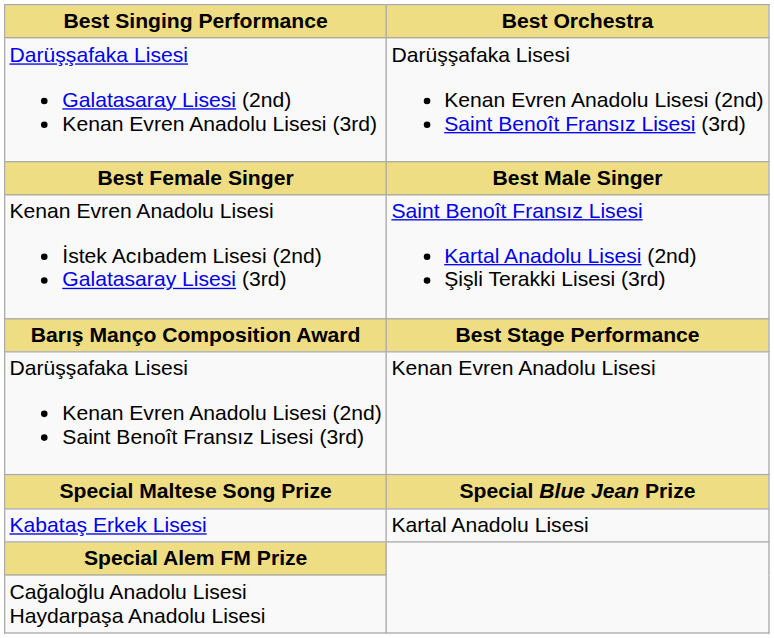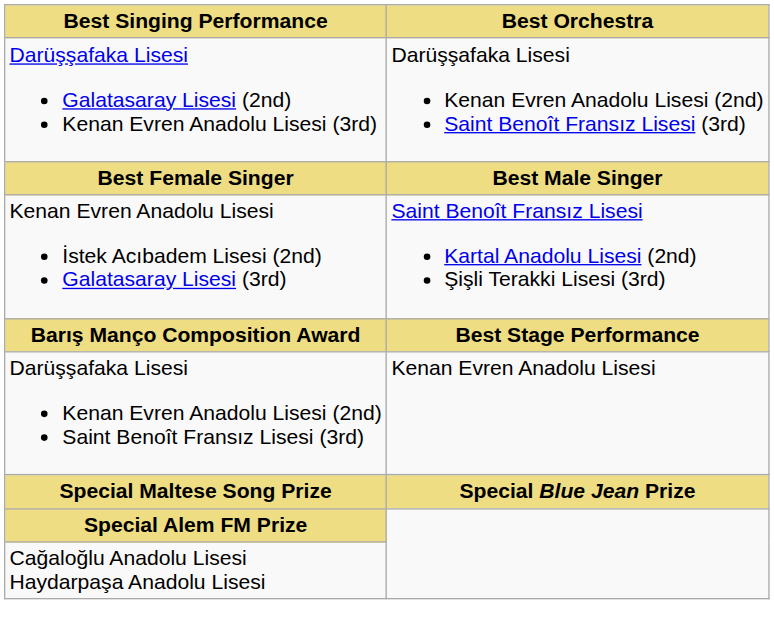- row: (108, 524)
